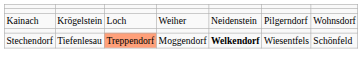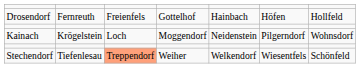+ row: (28, 16)
(172, 20) Weiher -> (183, 36) Moggendorf
(183, 40) Moggendorf -> (172, 55) Weiher
(235, 40) bold -> (234, 55) normal
